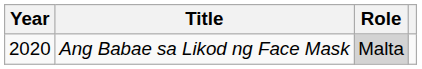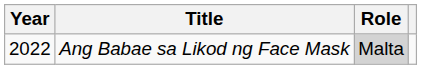(30, 49) 2020 -> (30, 49) 2022
